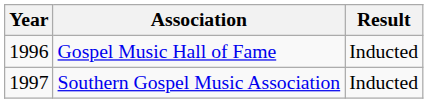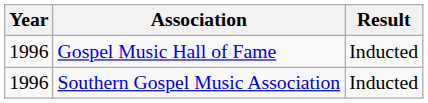(29, 82) 1997 -> (29, 82) 1996
